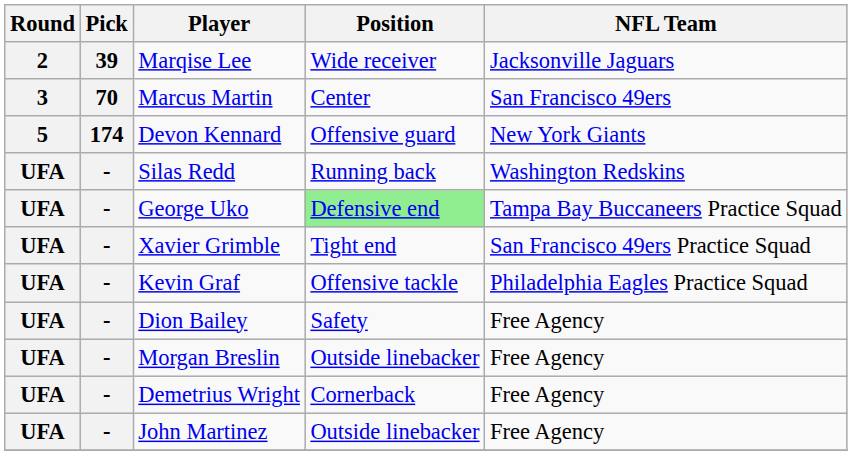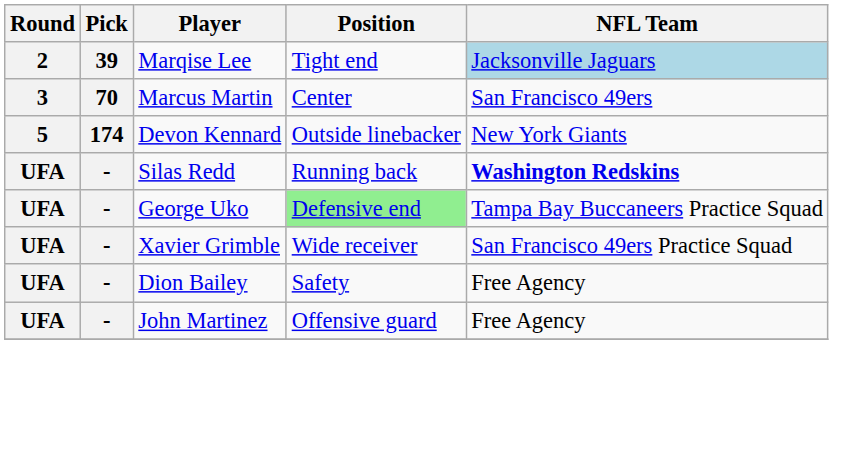(373, 60) Wide receiver -> (335, 60) Tight end
(582, 60) no background -> (563, 60) lightblue background
(383, 134) Offensive guard -> (376, 134) Outside linebacker
(587, 171) normal -> (575, 171) bold
(353, 245) Tight end -> (355, 245) Wide receiver
- row: (189, 282)
- row: (209, 357)
- row: (219, 394)
(395, 431) Outside linebacker -> (364, 319) Offensive guard
